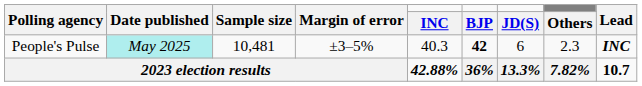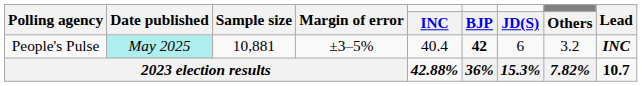(254, 46) 10,481 -> (254, 46) 10,881
(435, 46) 40.3 -> (435, 46) 40.4
(570, 46) 2.3 -> (570, 46) 3.2
(520, 70) 13.3% -> (520, 70) 15.3%
